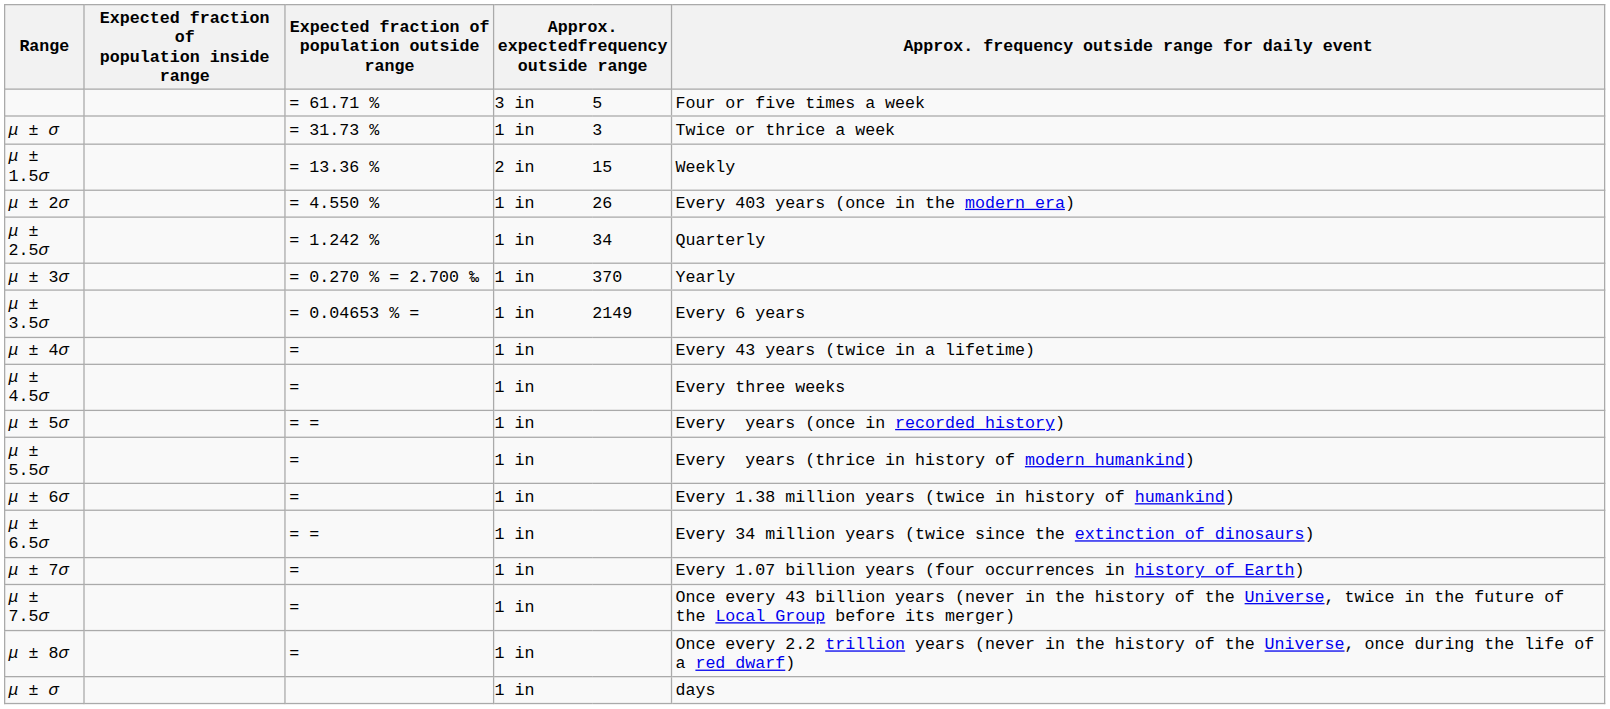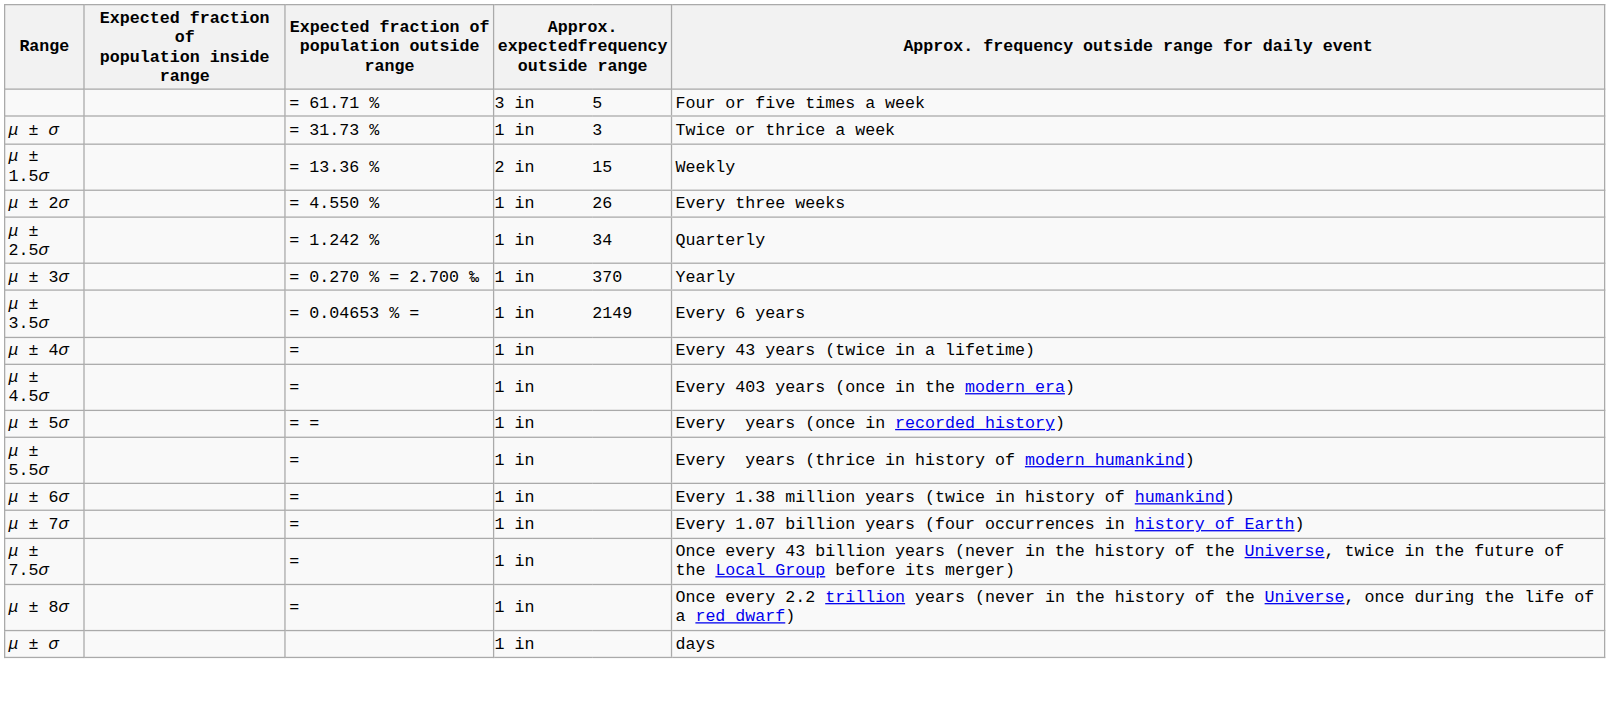(875, 203) Every 403 years (once in the modern era) -> (760, 203) Every three weeks
(760, 387) Every three weeks -> (875, 387) Every 403 years (once in the modern era)
- row: (29, 534)
